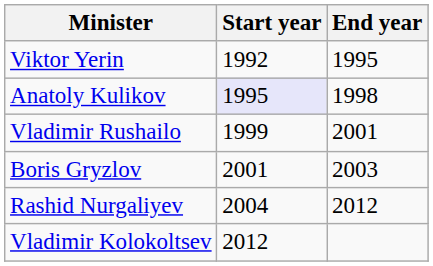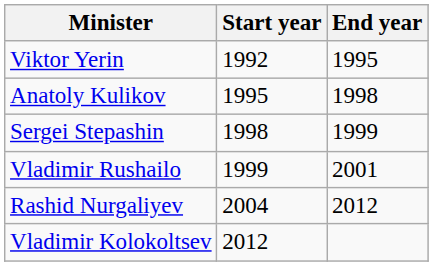(245, 95) lavender background -> (245, 95) no background
+ row: (87, 132)
- row: (76, 168)
